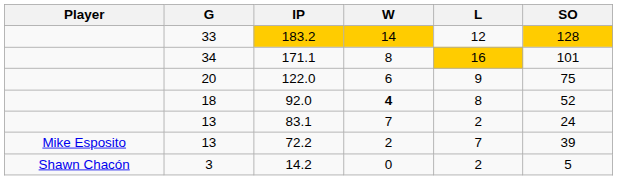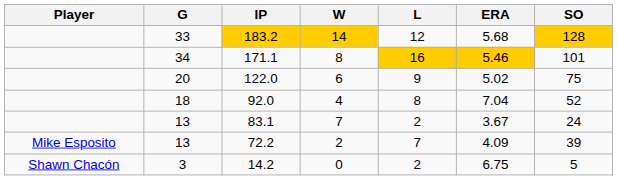+ column: (495, 15)
(388, 100) bold -> (339, 100) normal
